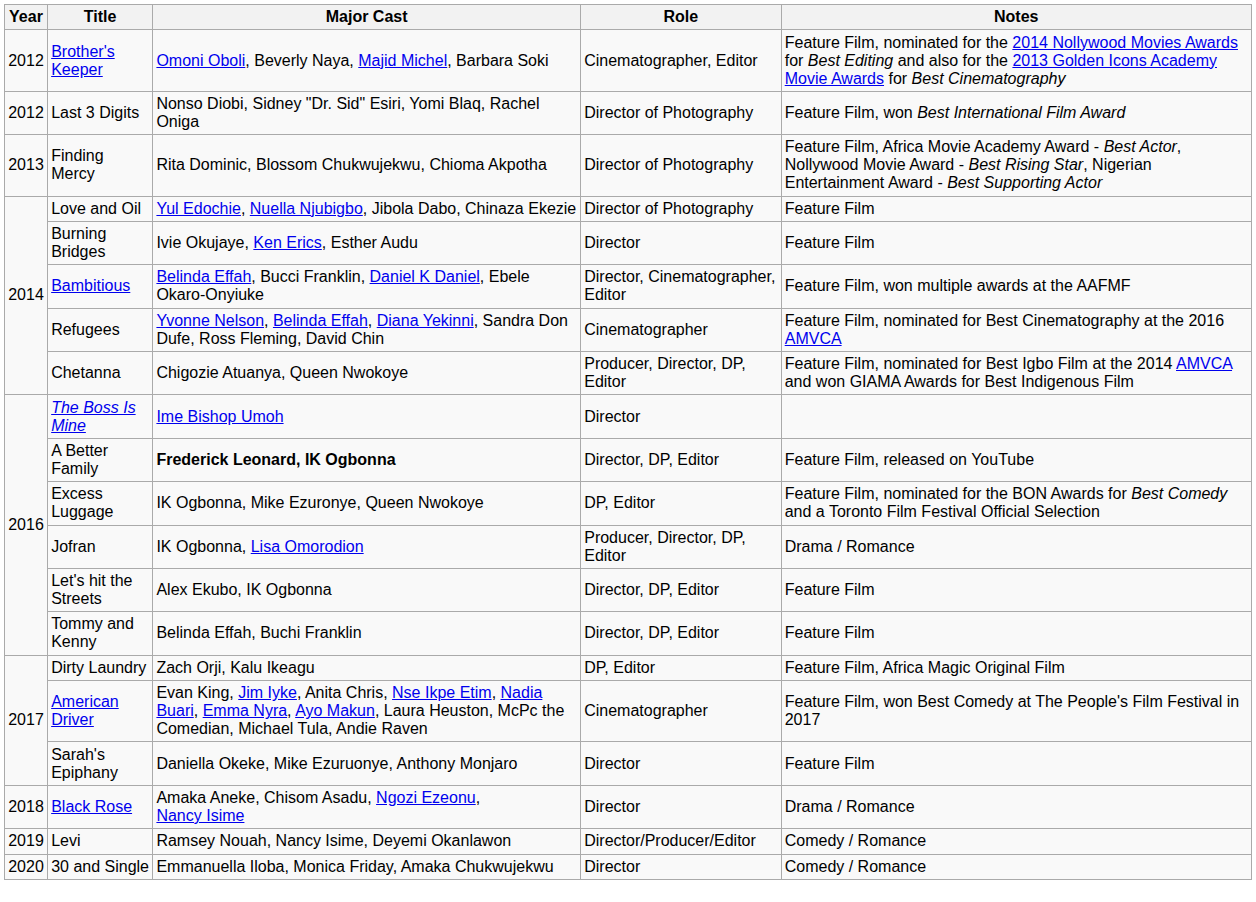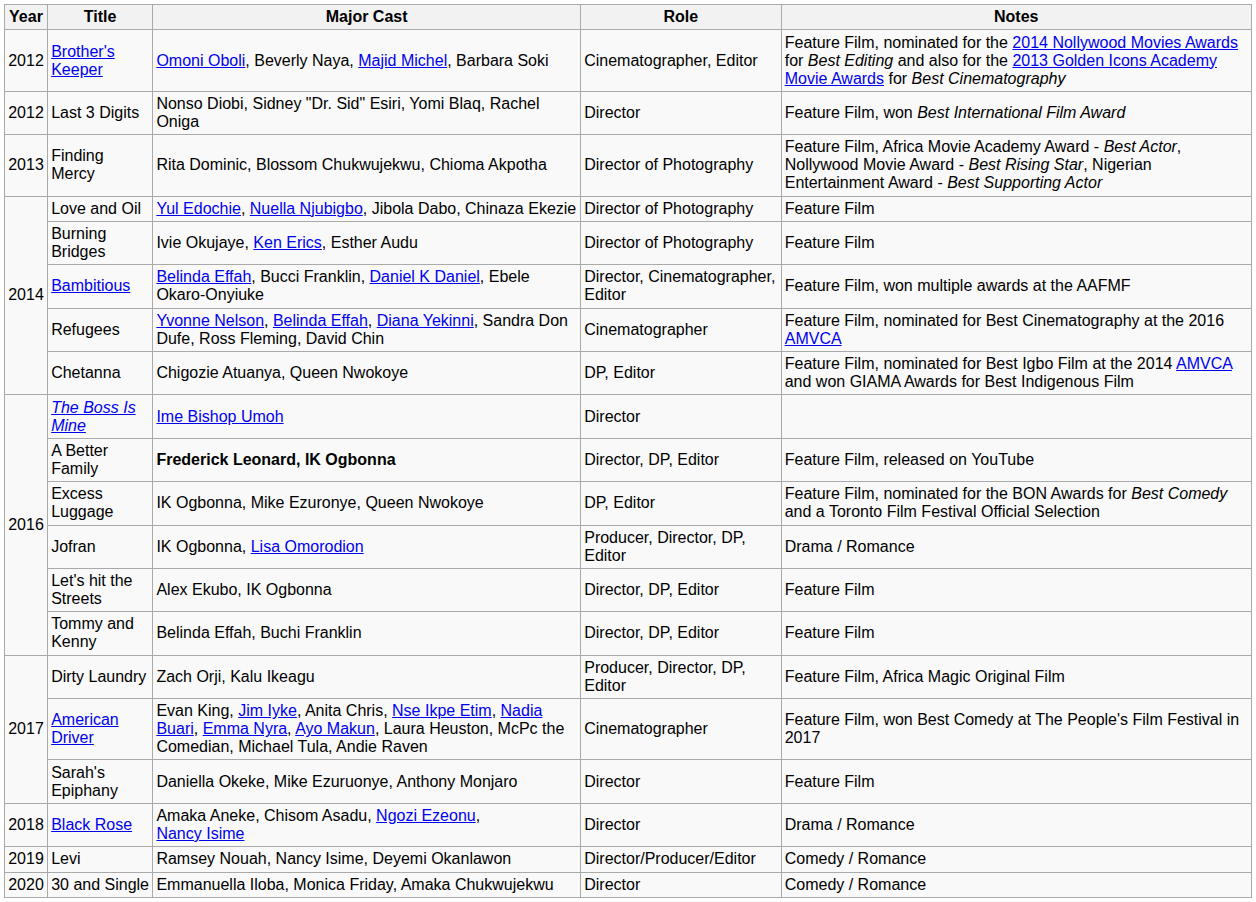(669, 112) Director of Photography -> (612, 112) Director
(612, 243) Director -> (669, 243) Director of Photography
(665, 373) Producer, Director, DP, Editor -> (620, 373) DP, Editor
(620, 667) DP, Editor -> (665, 676) Producer, Director, DP, Editor
